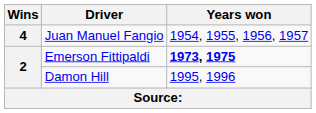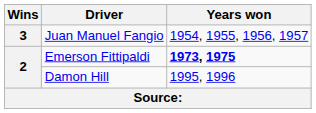(23, 35) 4 -> (23, 35) 3
